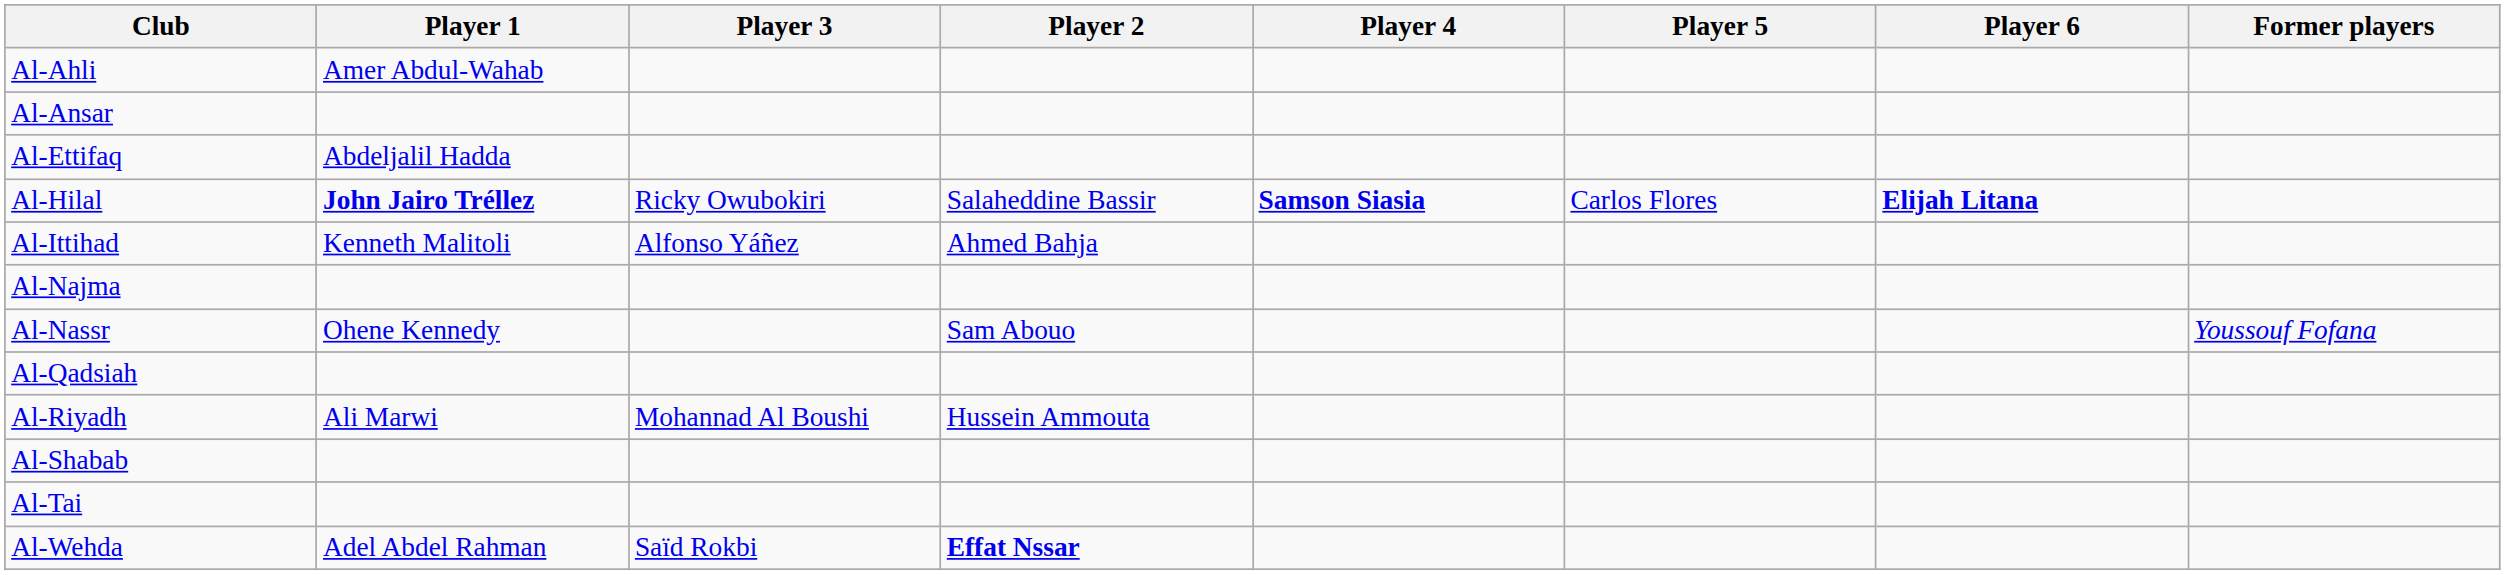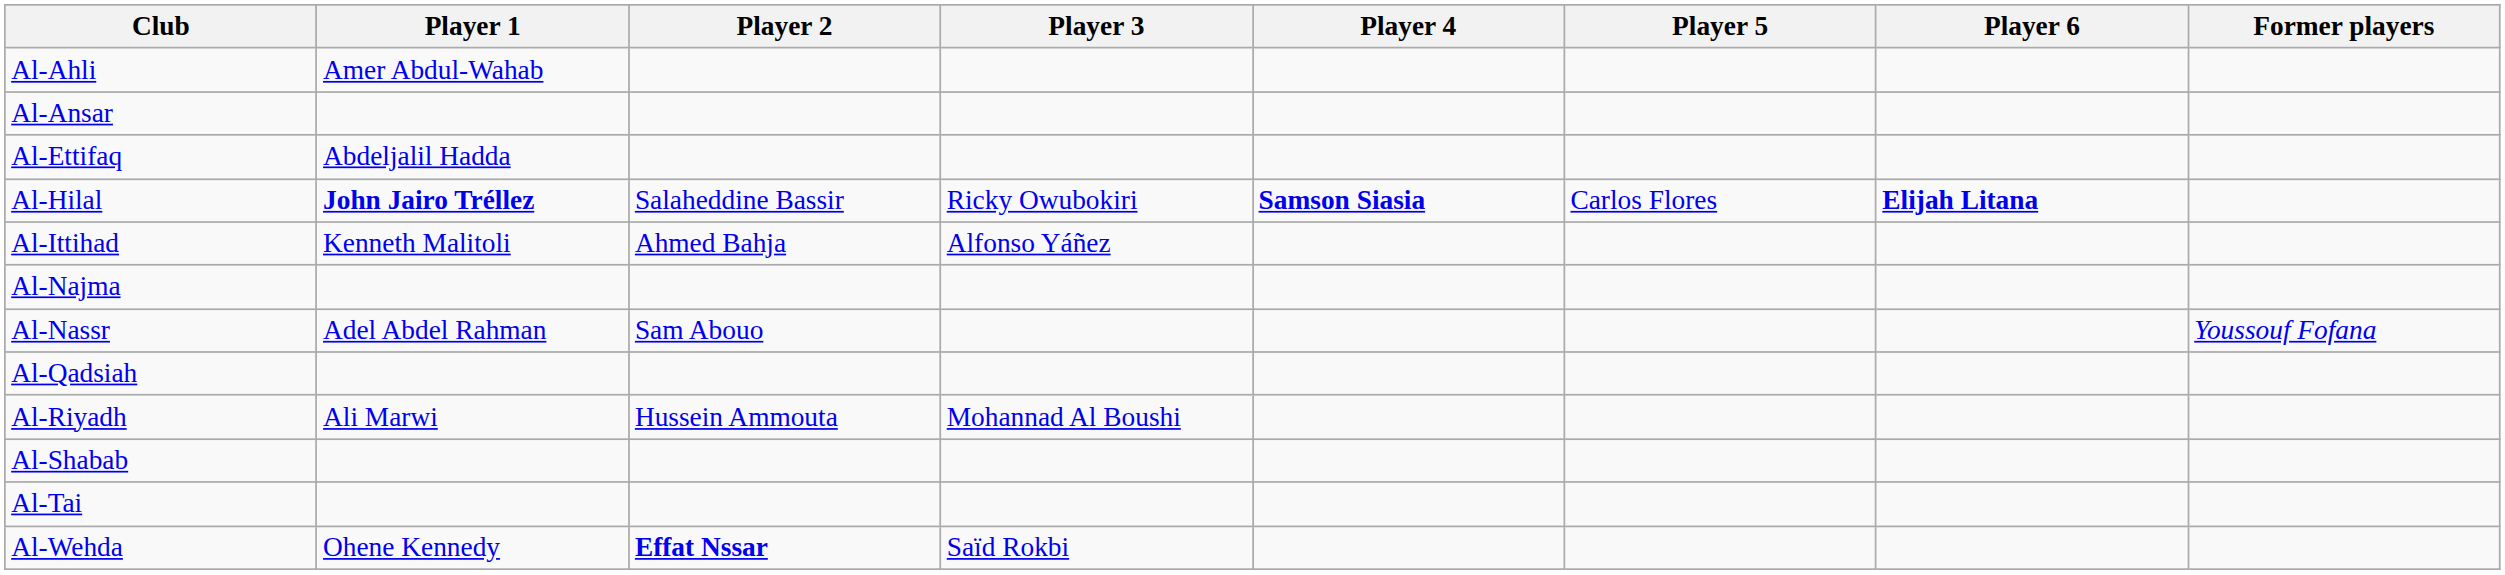columns swapped: (1096, 26) <-> (784, 26)
(412, 329) Ohene Kennedy -> (435, 329) Adel Abdel Rahman
(435, 546) Adel Abdel Rahman -> (412, 546) Ohene Kennedy
